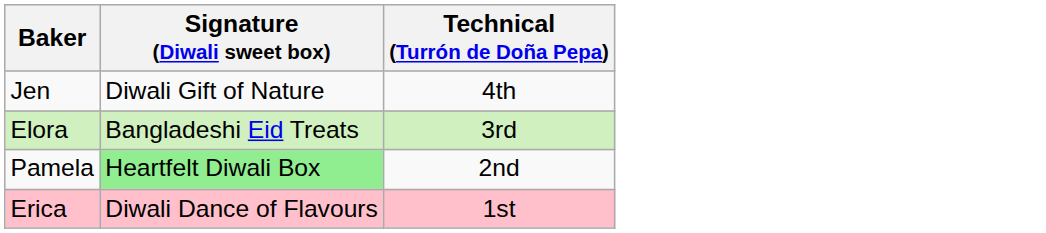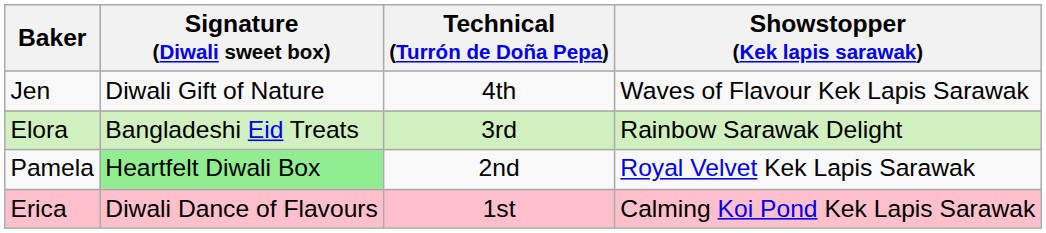+ column: (828, 37)
